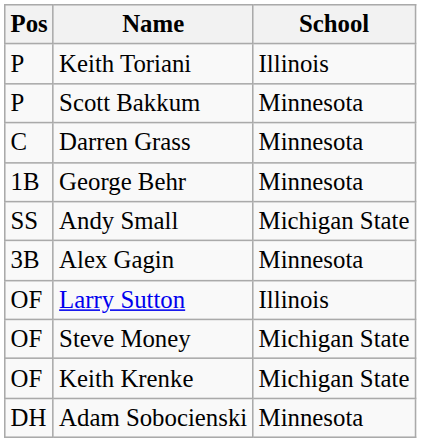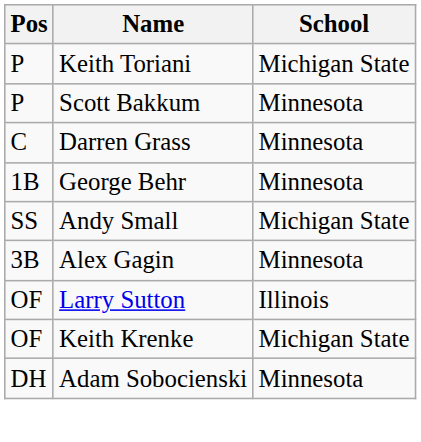(294, 63) Illinois -> (334, 63) Michigan State
- row: (125, 338)
